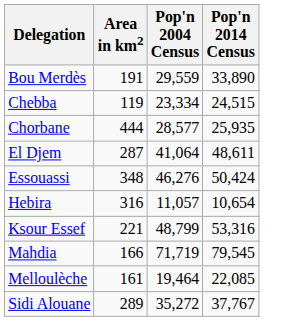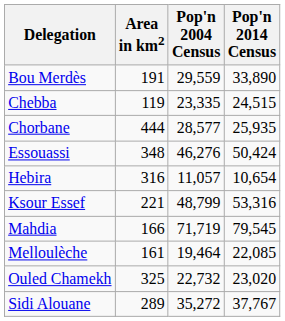(177, 102) 23,334 -> (199, 102) 23,335
- row: (35, 153)
+ row: (60, 278)
